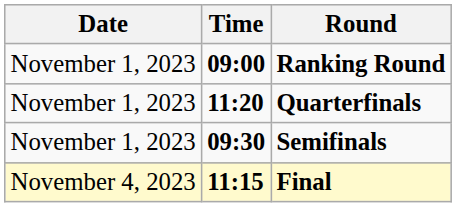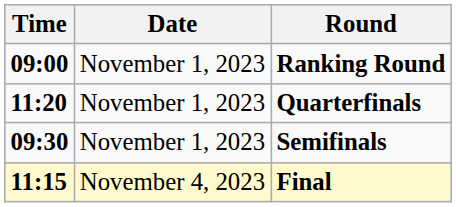columns swapped: (103, 24) <-> (236, 24)
